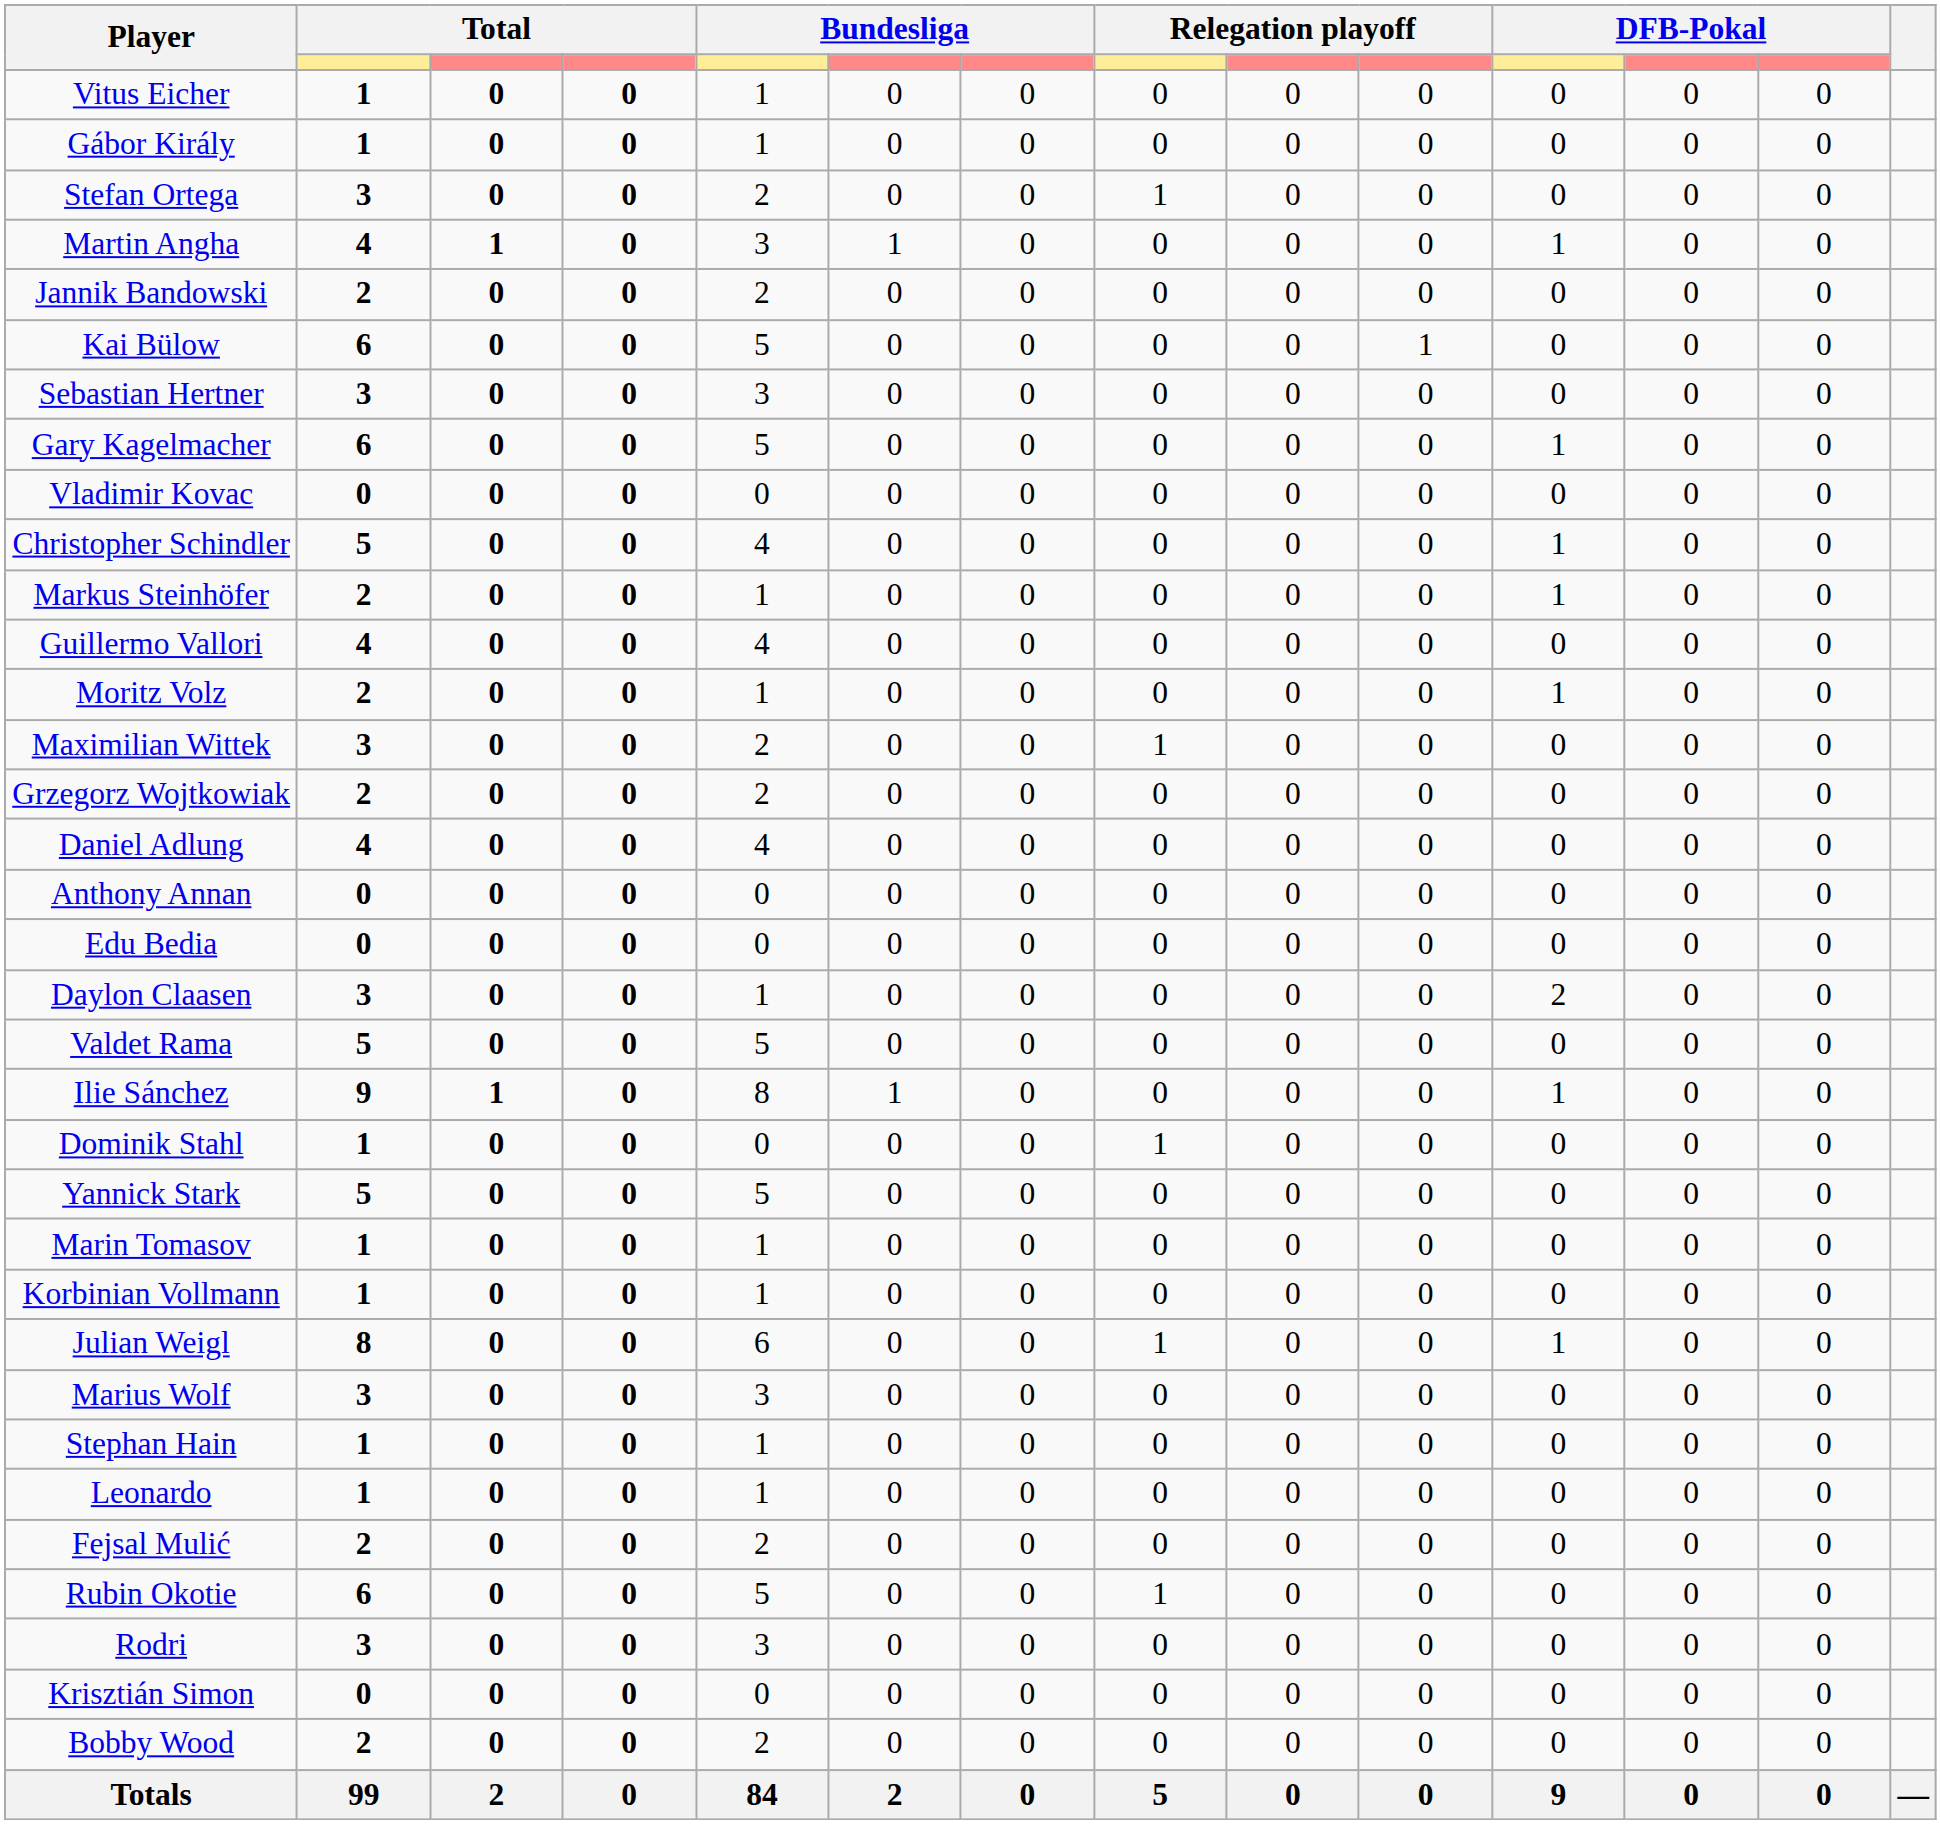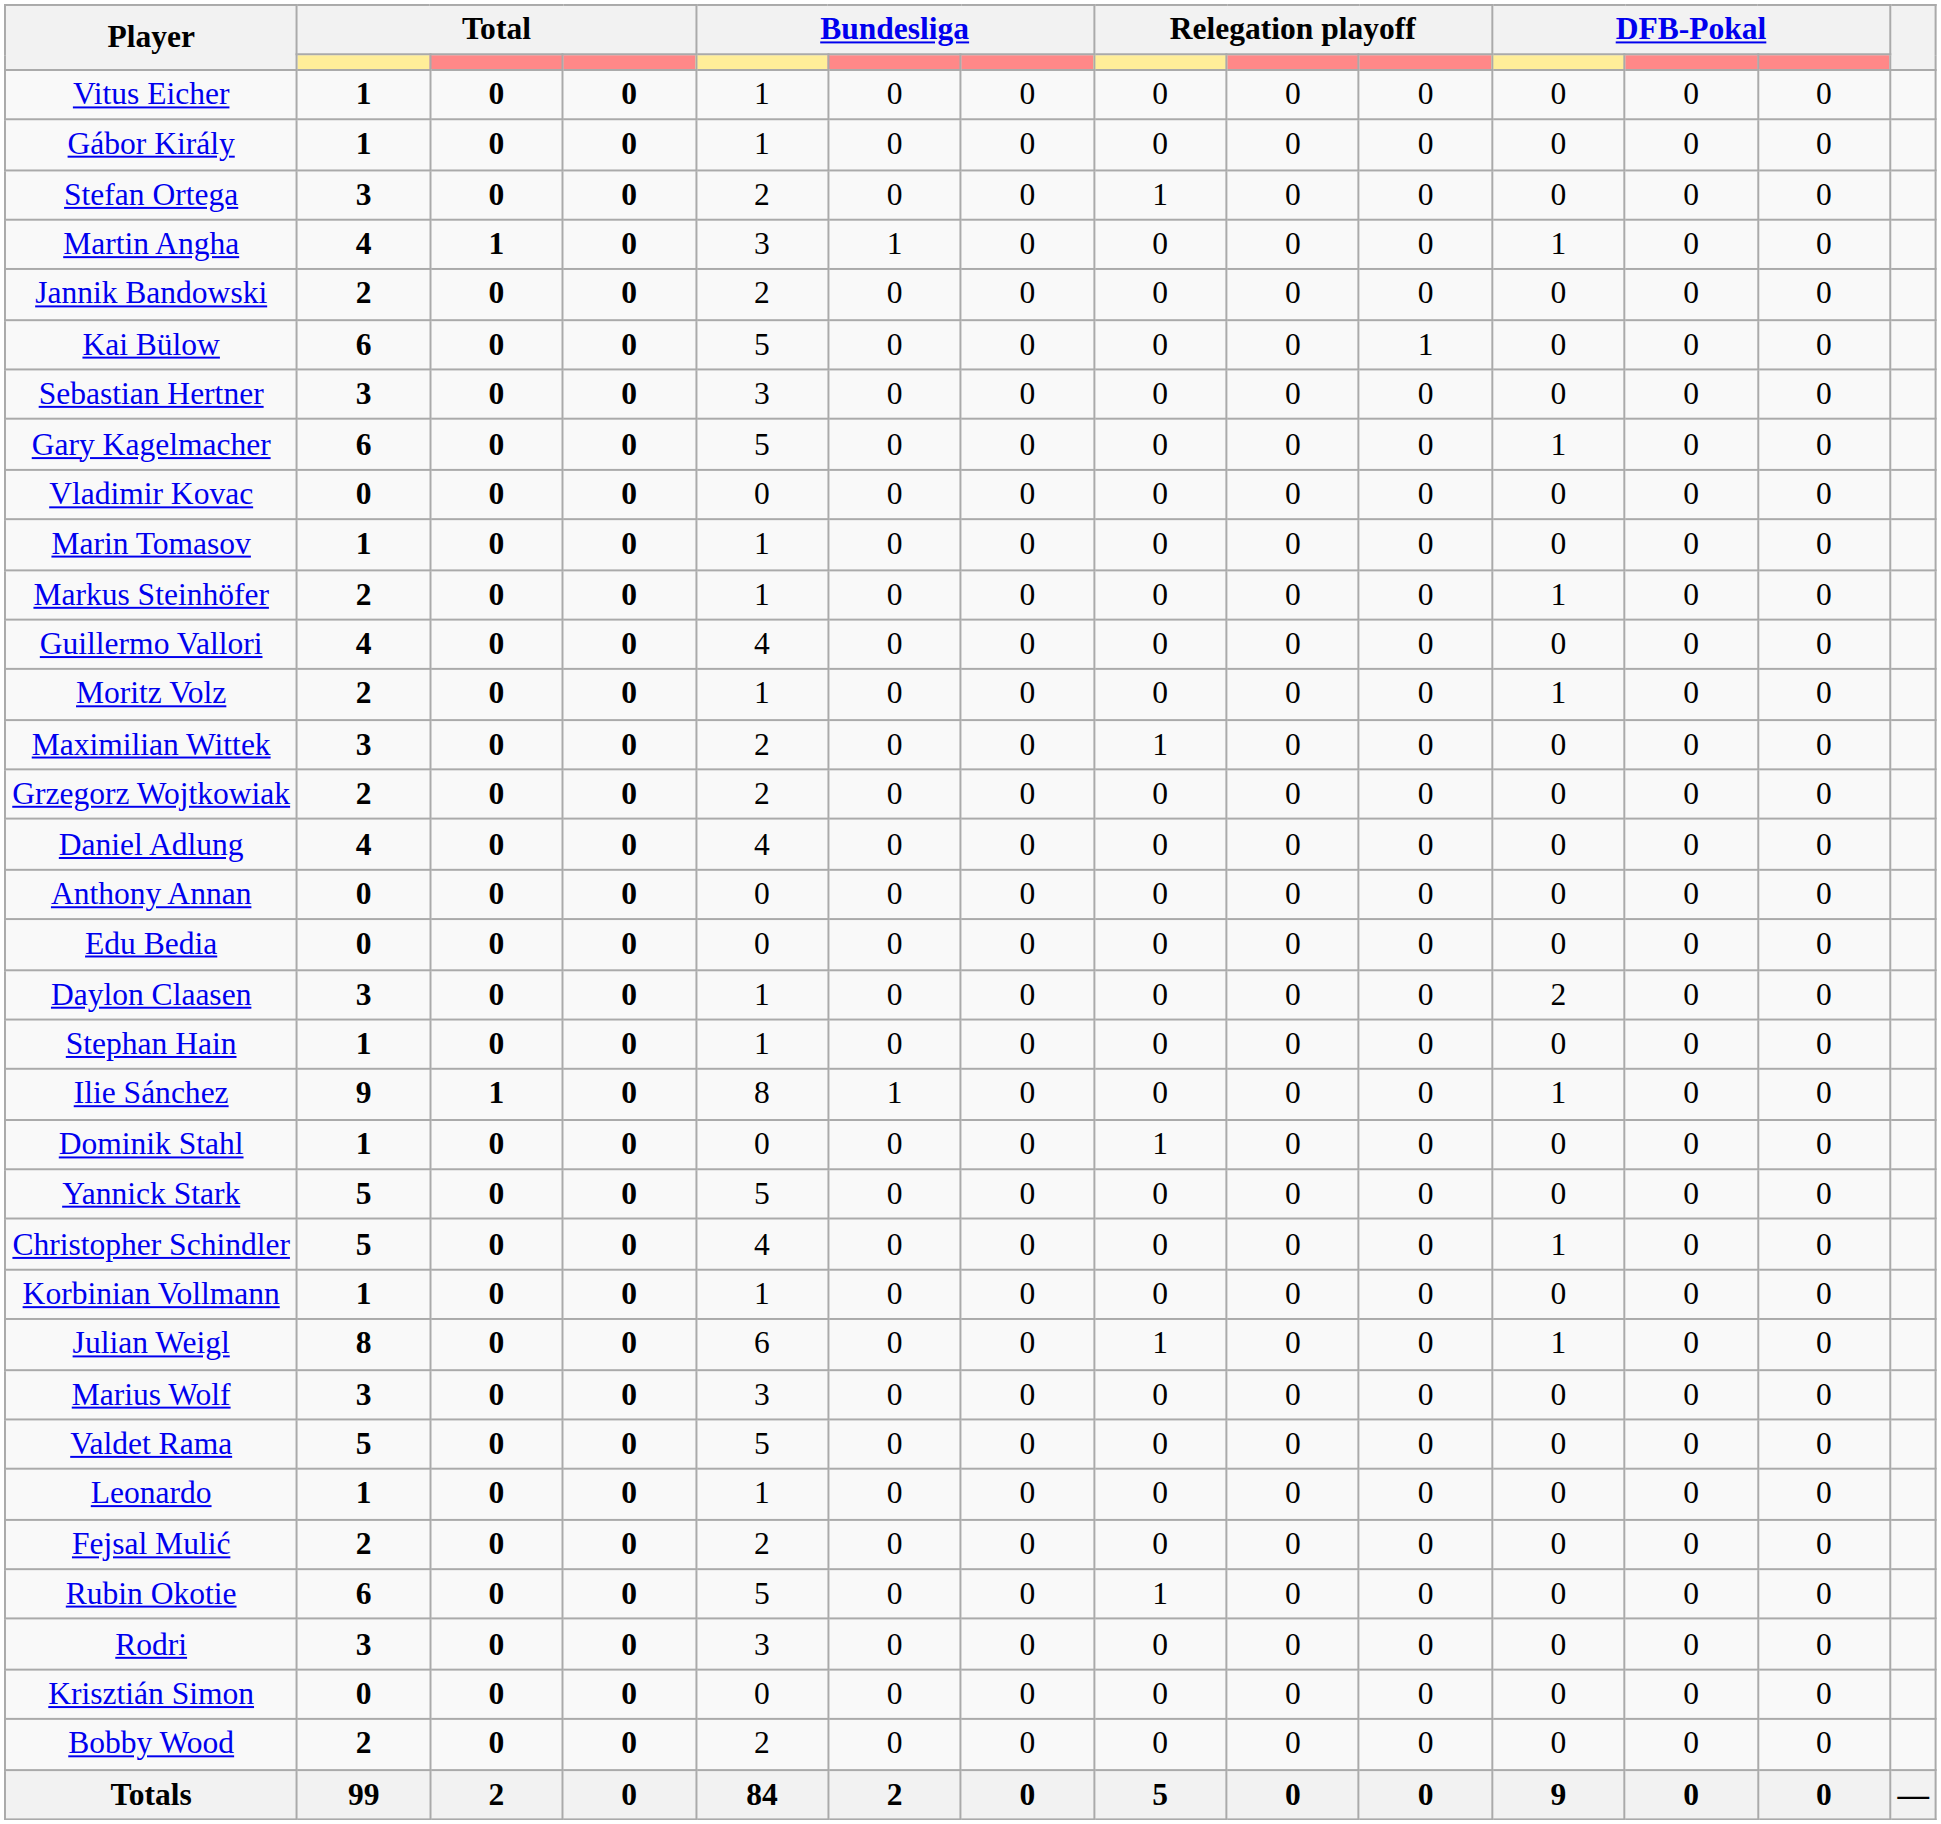rows swapped: (151, 543) <-> (151, 1243)
rows swapped: (151, 1043) <-> (151, 1443)
